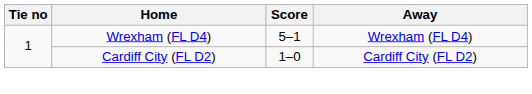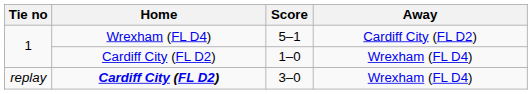(420, 36) Wrexham (FL D4) -> (420, 36) Cardiff City (FL D2)
(420, 57) Cardiff City (FL D2) -> (420, 57) Wrexham (FL D4)
+ row: (289, 78)
